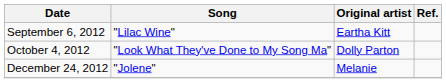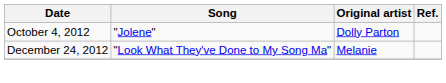- row: (56, 31)
(222, 50) "Look What They've Done to My Song Ma" -> (135, 31) "Jolene"
(135, 68) "Jolene" -> (222, 50) "Look What They've Done to My Song Ma"
